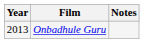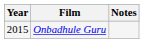(18, 30) 2013 -> (18, 30) 2015
